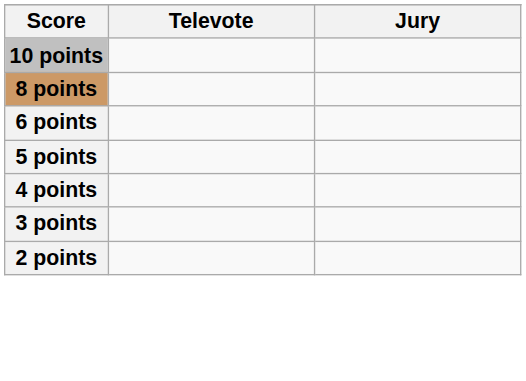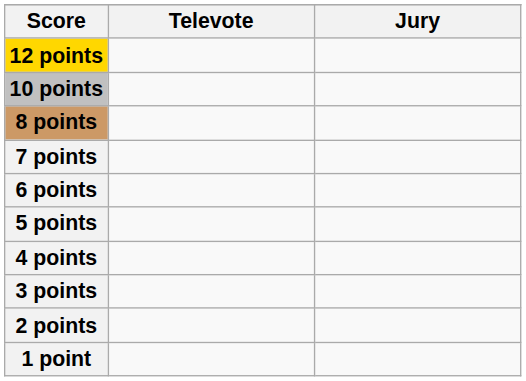+ row: (56, 55)
+ row: (56, 156)
+ row: (56, 358)
